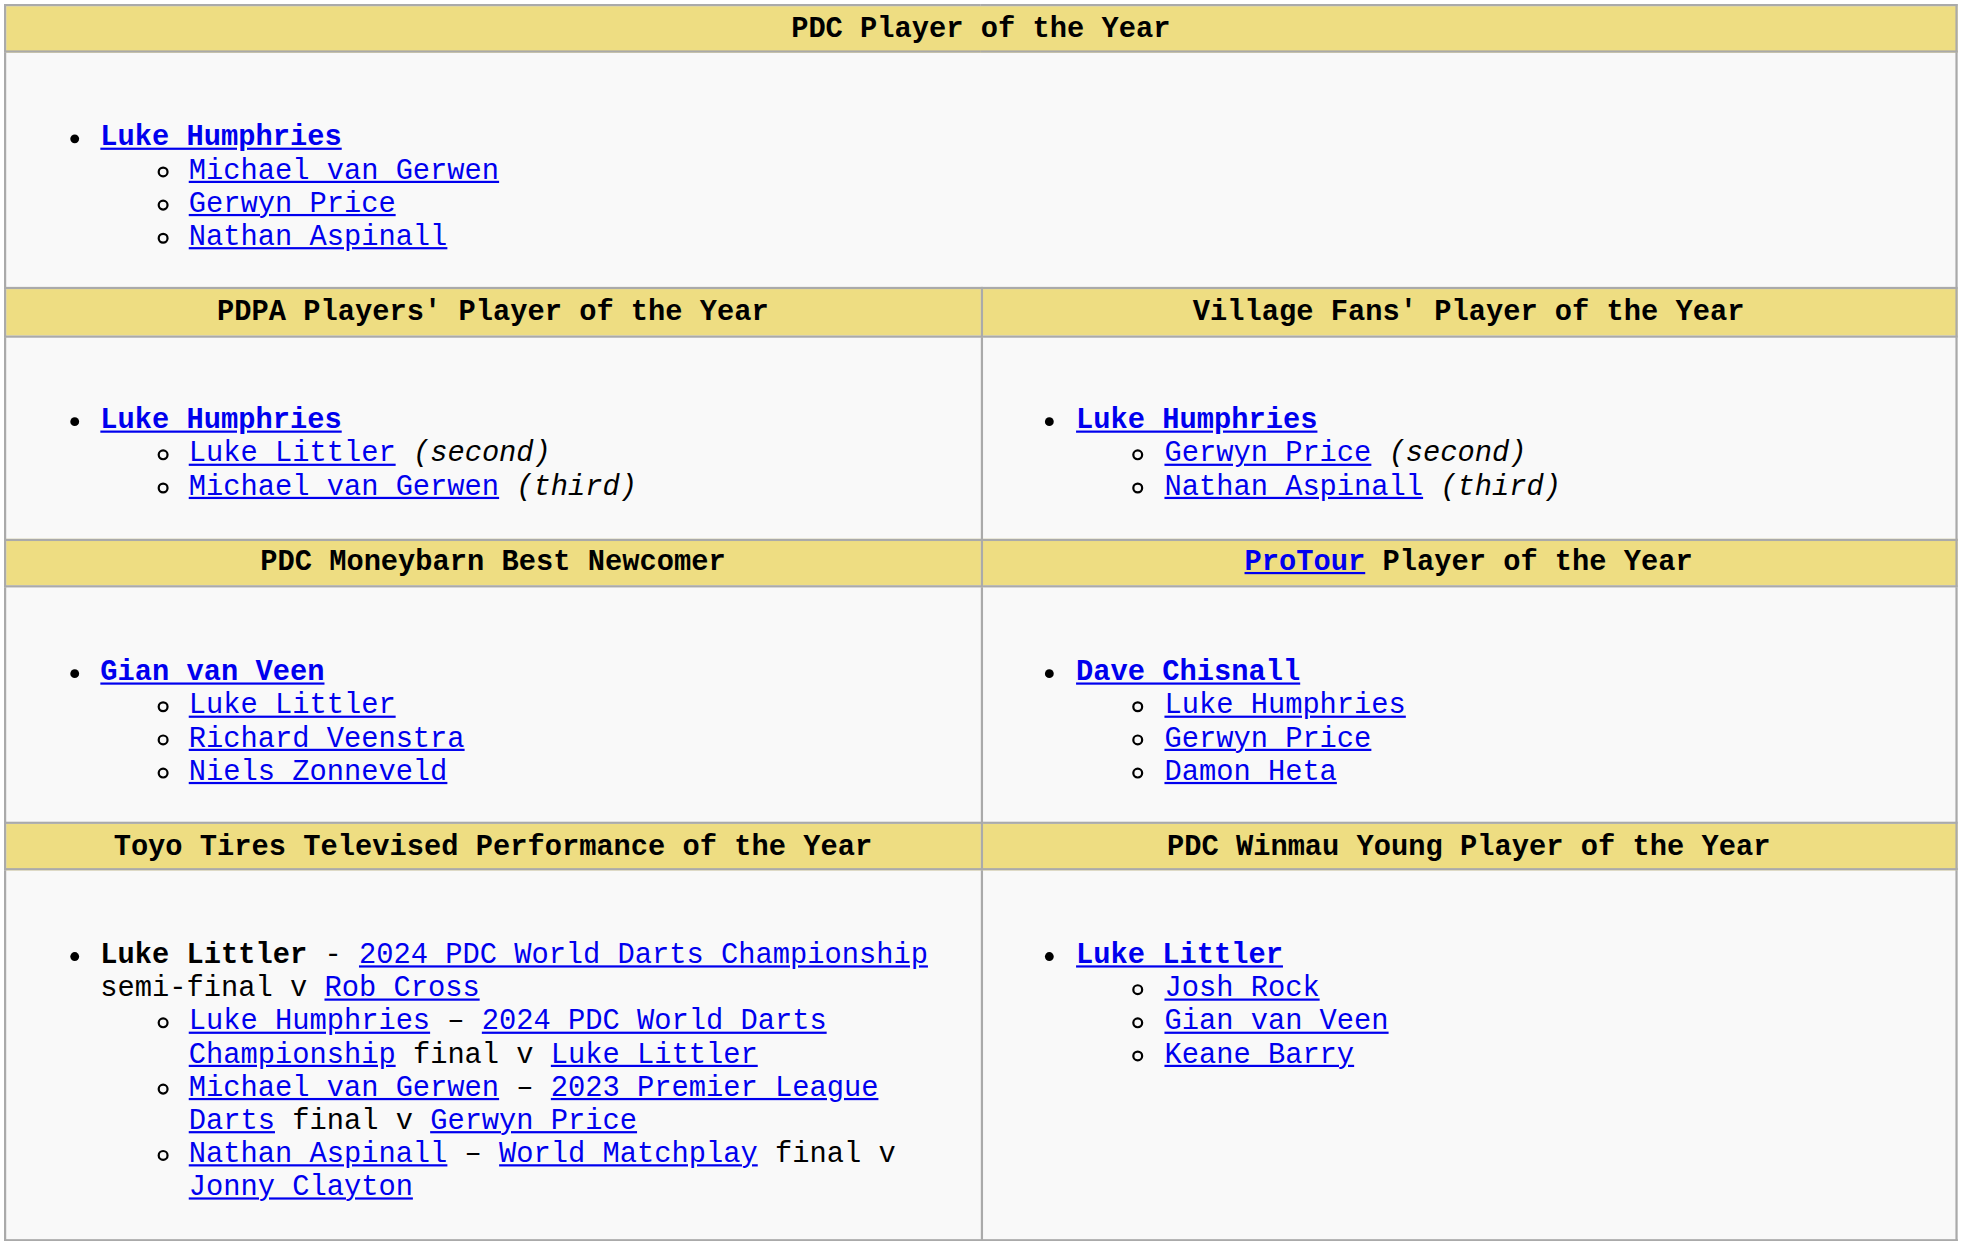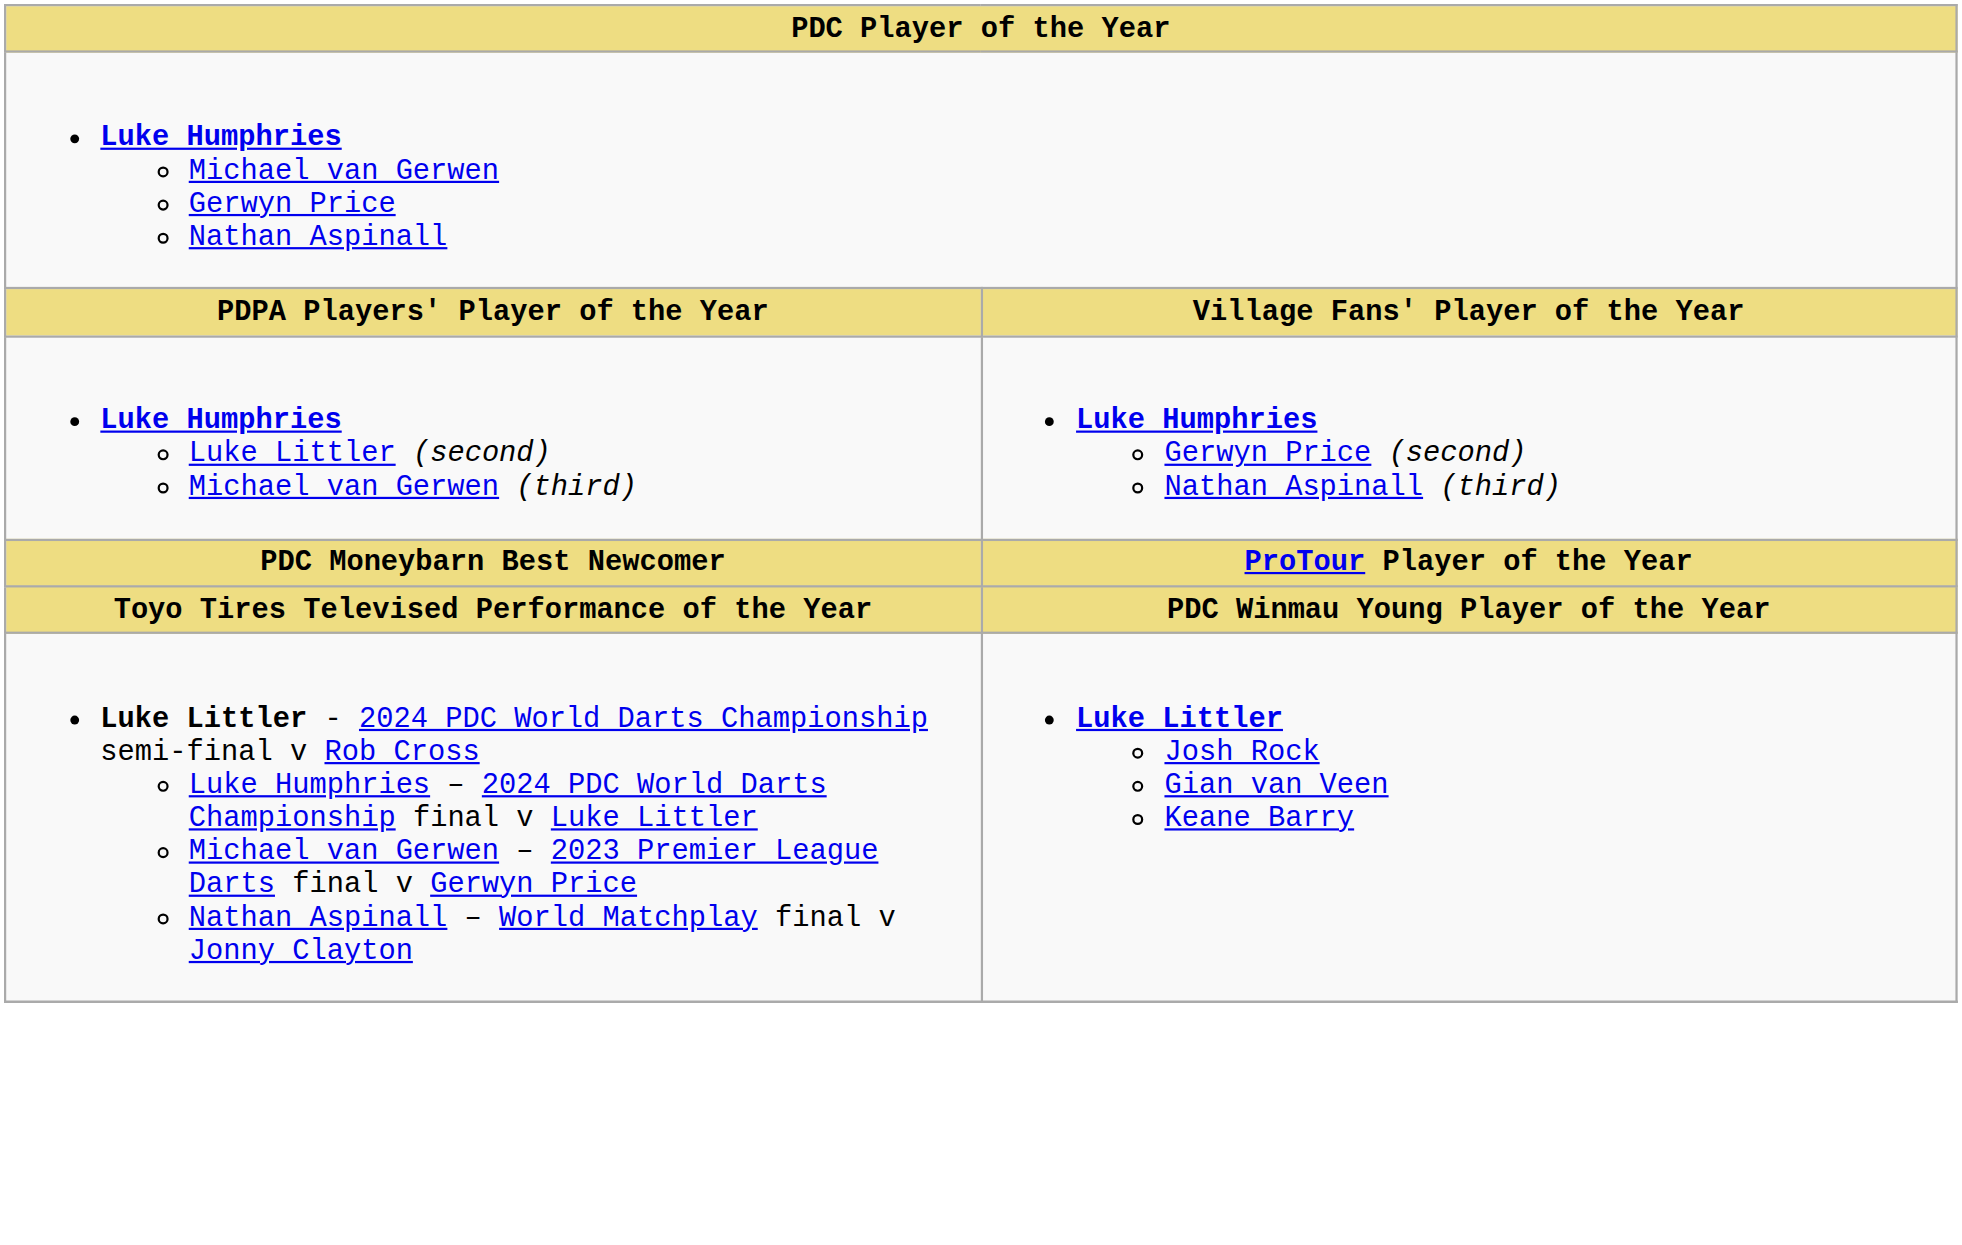- row: (493, 721)
